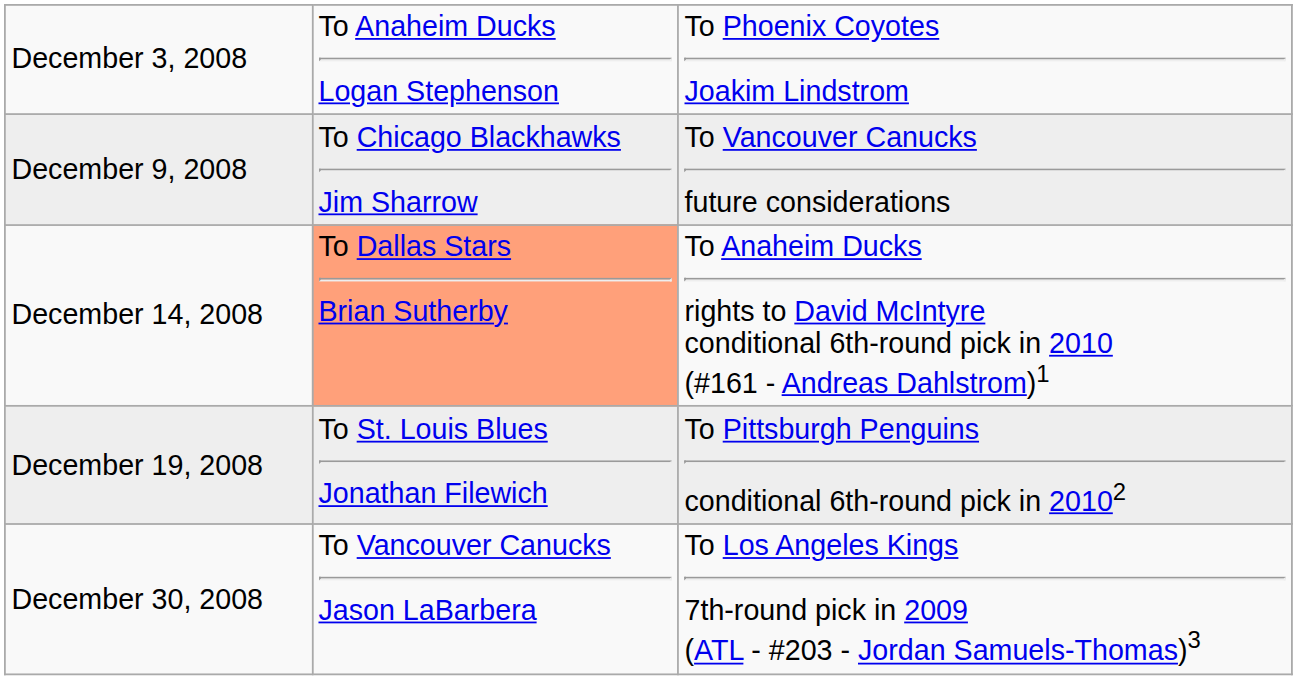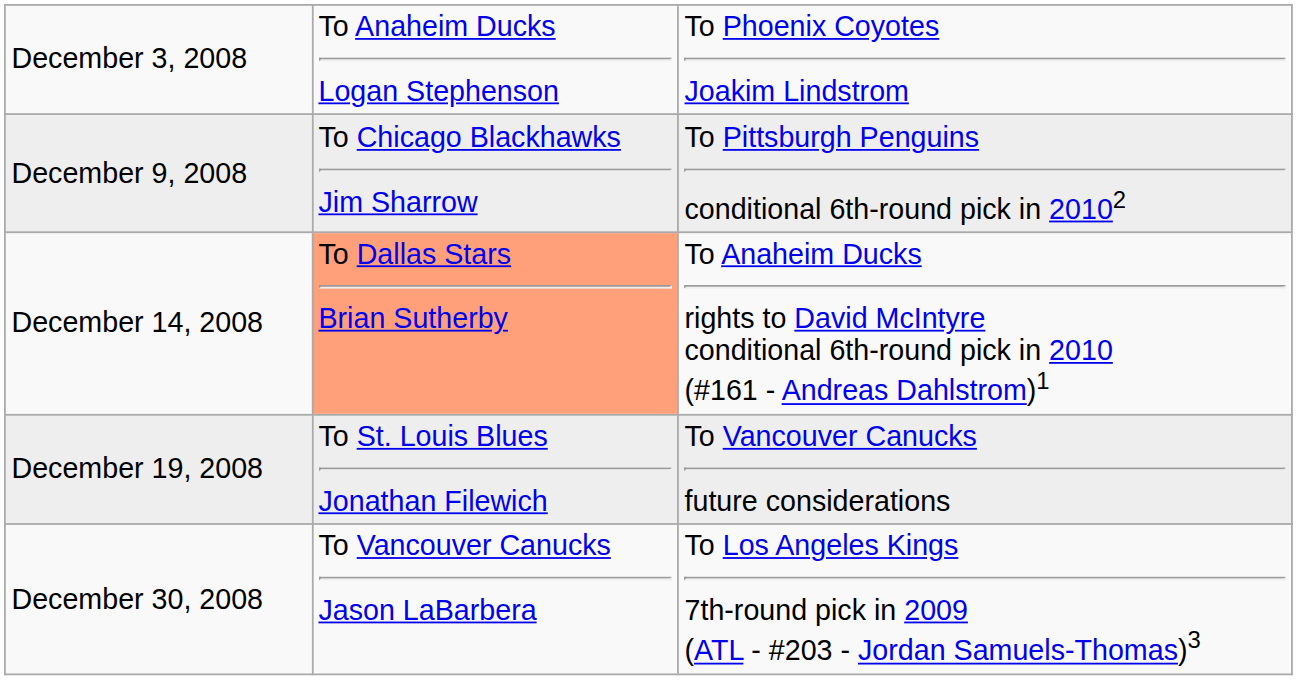(985, 169) To Vancouver Canucks future considerations -> (985, 173) To Pittsburgh Penguins conditional 6th-round pick in 20102
(985, 465) To Pittsburgh Penguins conditional 6th-round pick in 20102 -> (985, 468) To Vancouver Canucks future considerations
